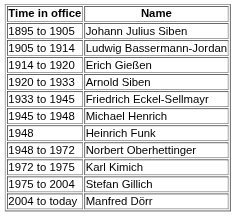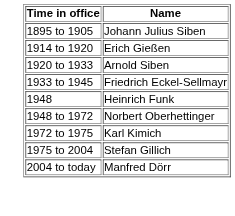- row: (42, 48)
- row: (42, 116)
